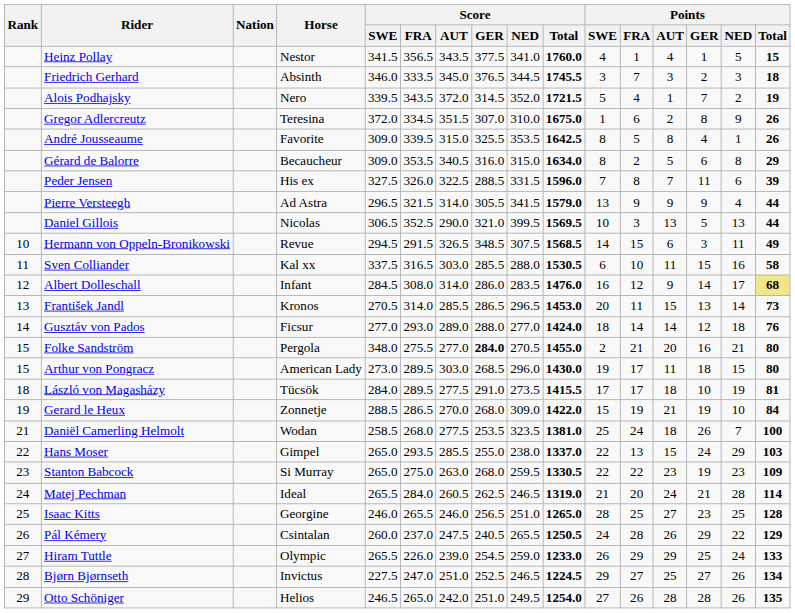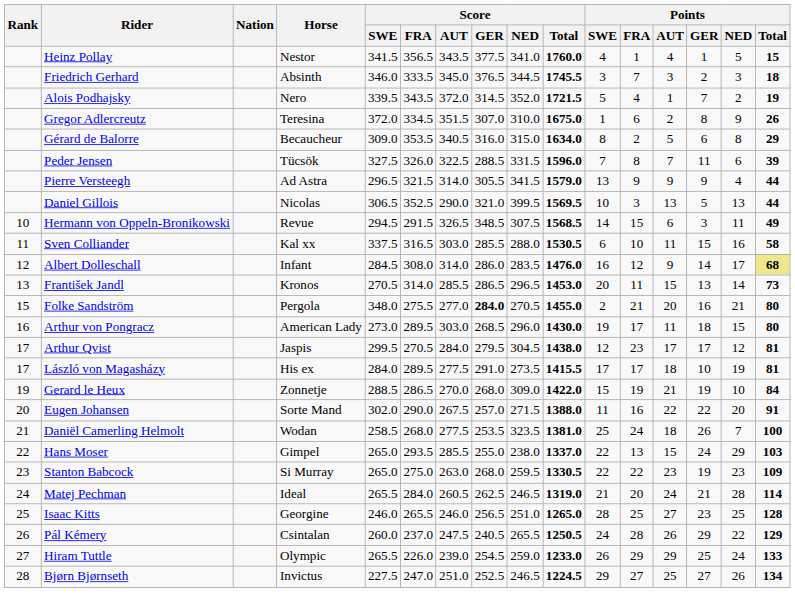- row: (93, 139)
(297, 181) His ex -> (299, 160) Tücsök
- row: (94, 327)
(23, 368) 15 -> (23, 327) 16
+ row: (77, 347)
(23, 389) 18 -> (23, 368) 17
(299, 389) Tücsök -> (297, 368) His ex
+ row: (87, 410)
- row: (84, 597)
